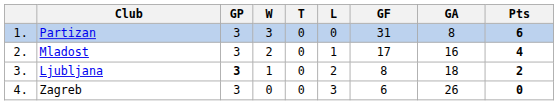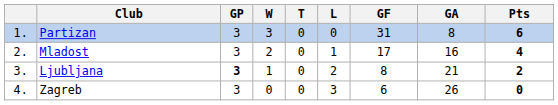(452, 71) 18 -> (452, 71) 21
